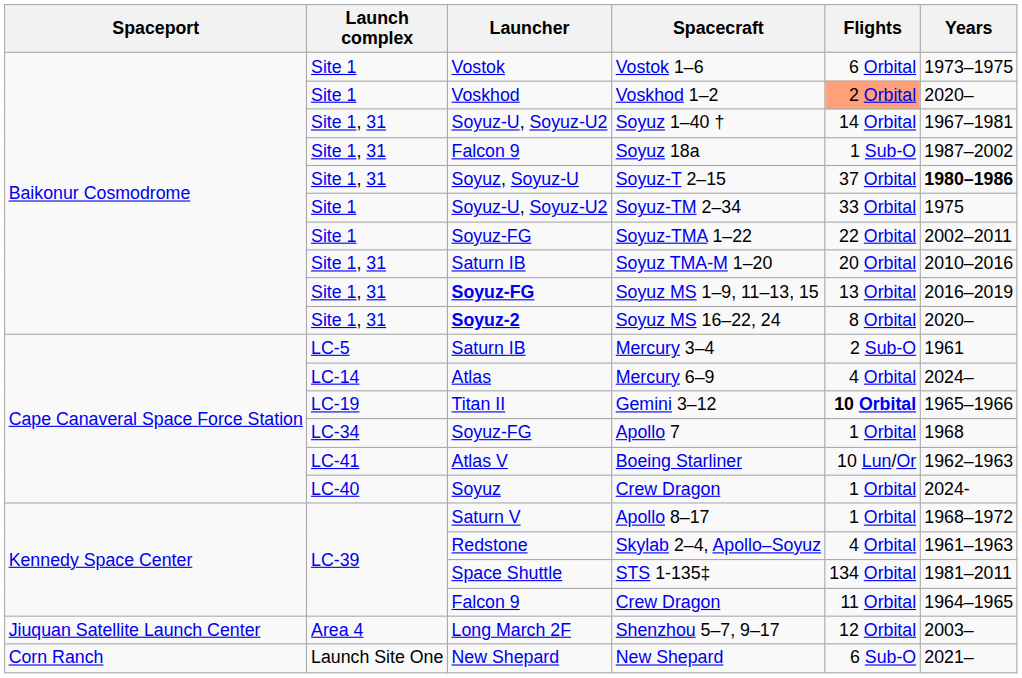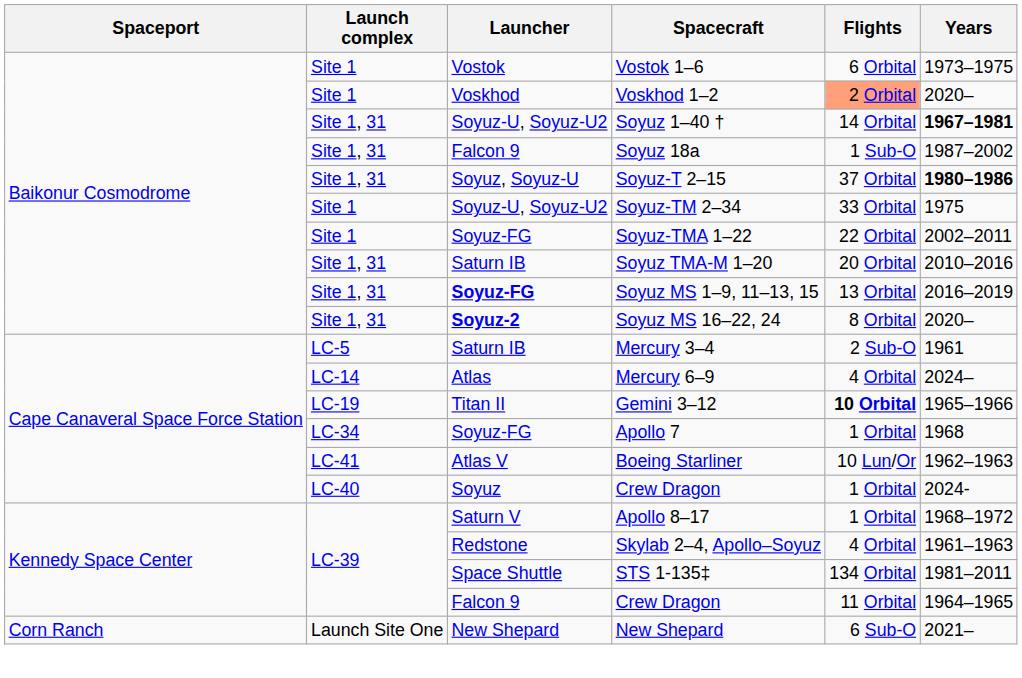(969, 123) normal -> (969, 123) bold
- row: (337, 630)
